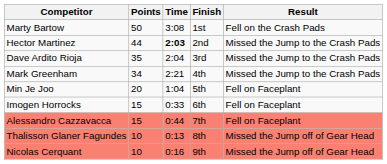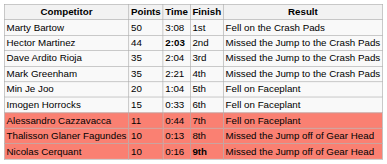(136, 74) 34 -> (136, 74) 35
(136, 120) 15 -> (136, 120) 11
(199, 151) normal -> (200, 151) bold
